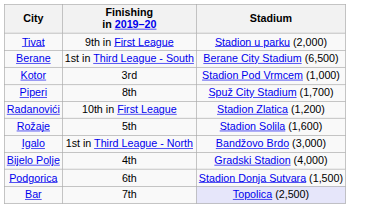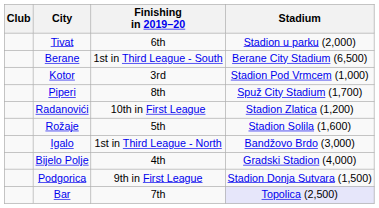+ column: (19, 19)
(129, 42) 9th in First League -> (158, 42) 6th
(129, 178) 6th -> (158, 178) 9th in First League
